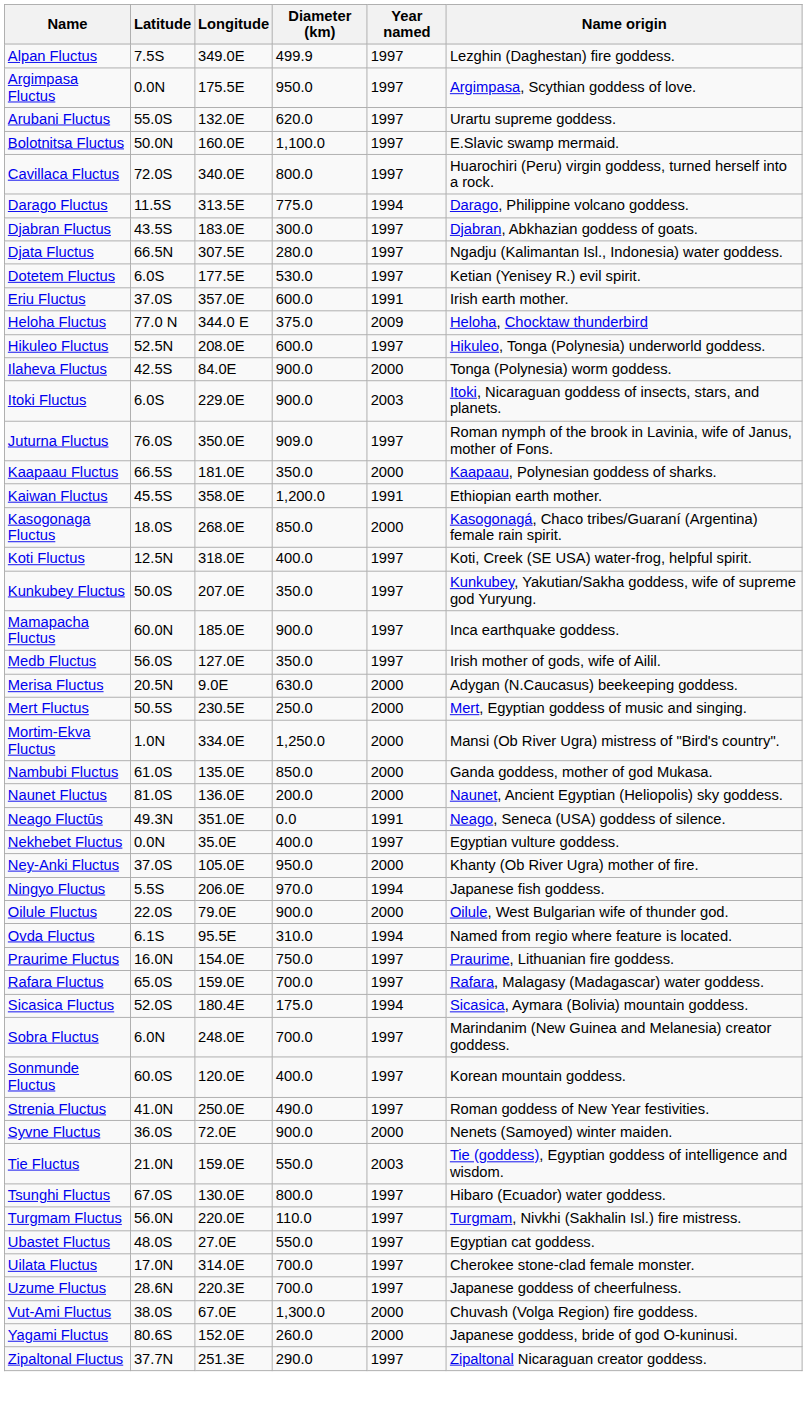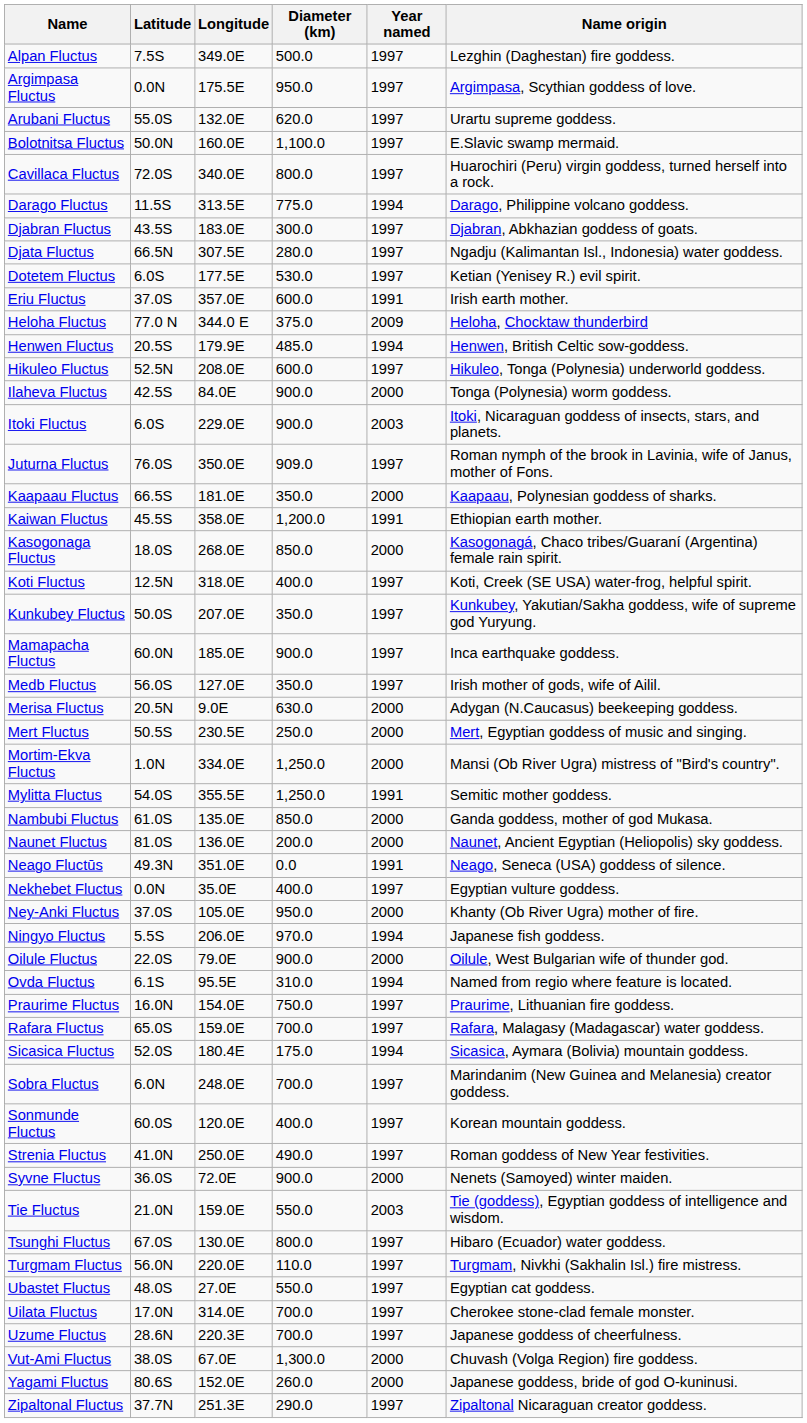(294, 56) 499.9 -> (294, 56) 500.0
+ row: (61, 345)
+ row: (55, 795)
